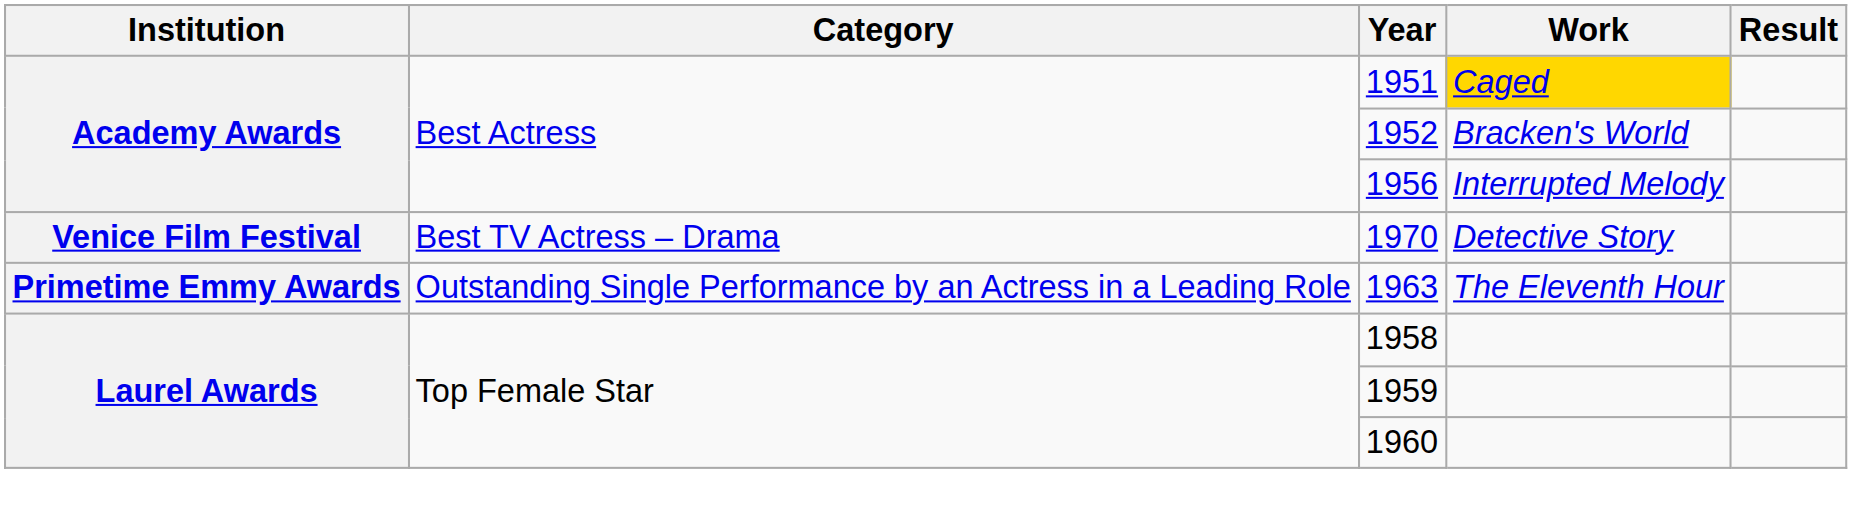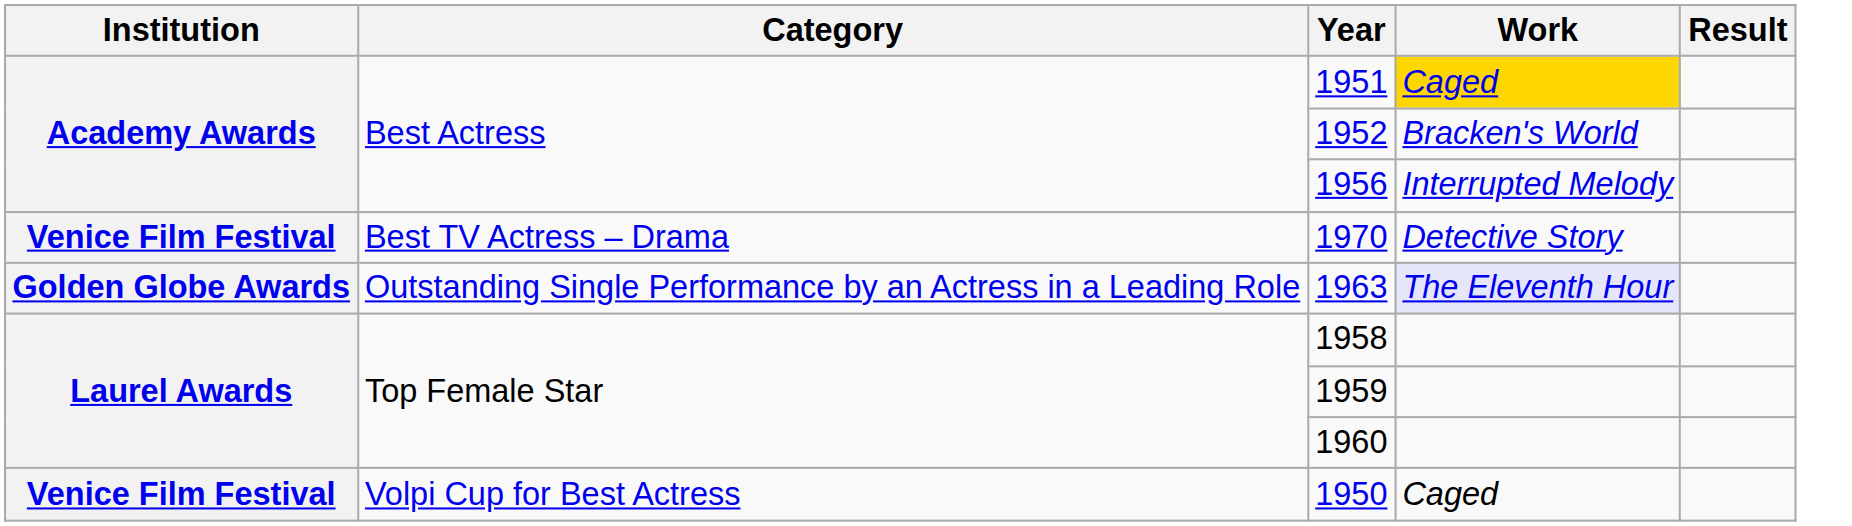(207, 287) Primetime Emmy Awards -> (181, 287) Golden Globe Awards
(1588, 287) no background -> (1538, 287) lavender background
+ row: (1351, 493)
